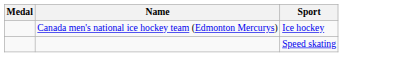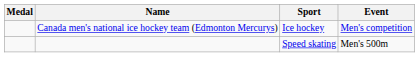+ column: (376, 12)
